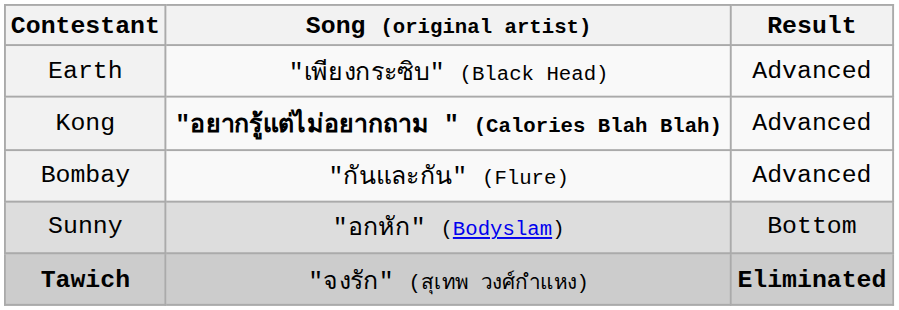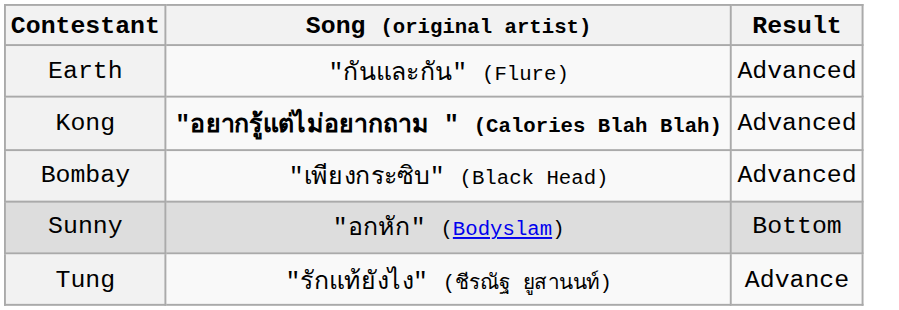(449, 73) "เพียงกระซิบ" (Black Head) -> (449, 73) "กันและกัน" (Flure)
(449, 177) "กันและกัน" (Flure) -> (449, 177) "เพียงกระซิบ" (Black Head)
- row: (85, 279)
+ row: (85, 279)
